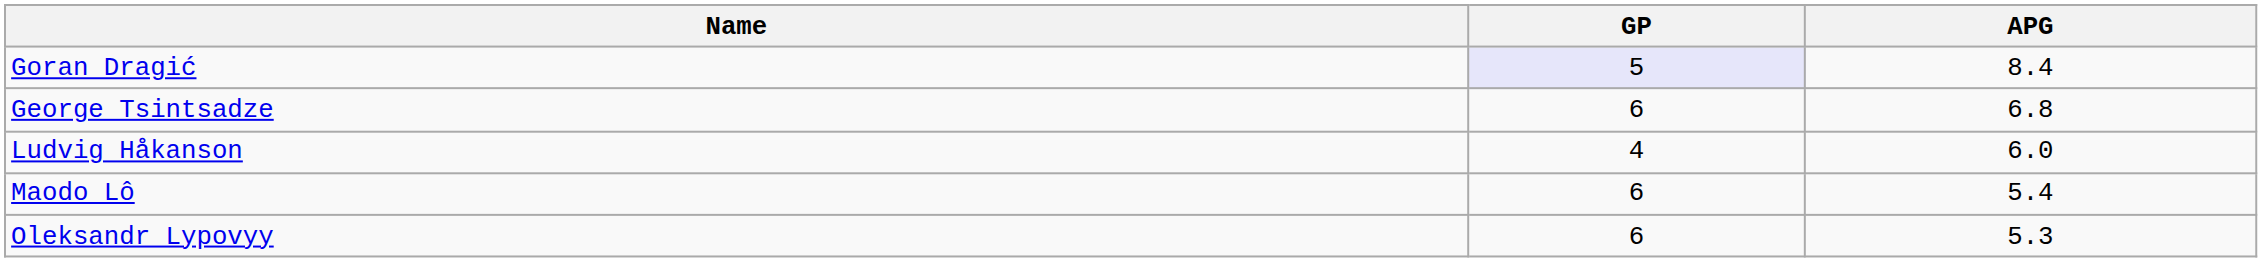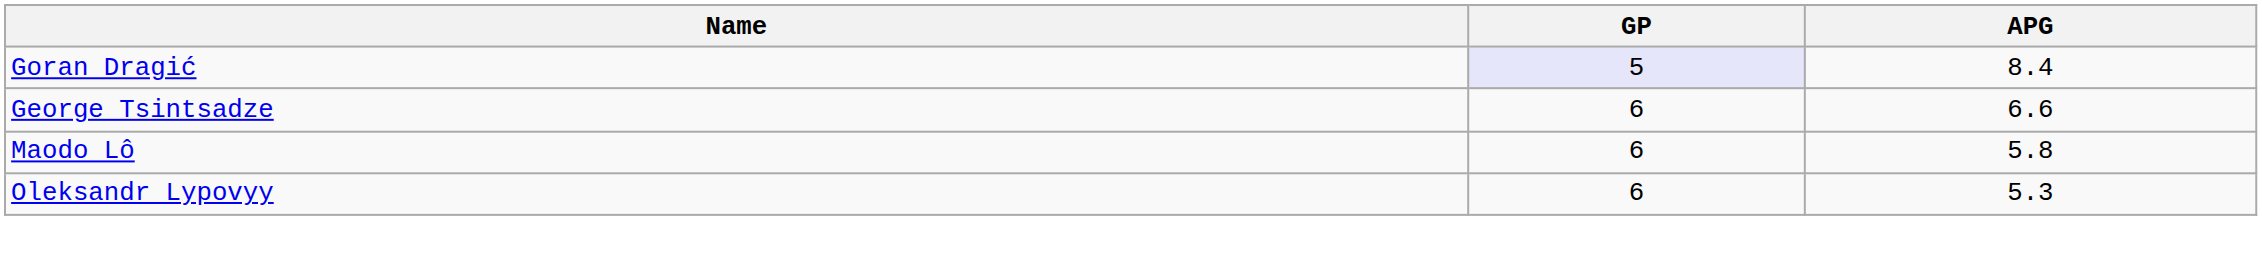(2030, 110) 6.8 -> (2030, 110) 6.6
- row: (127, 152)
(2030, 194) 5.4 -> (2030, 152) 5.8
